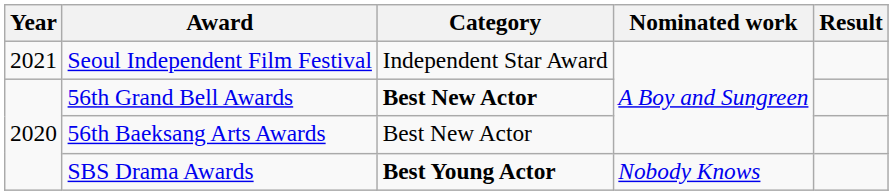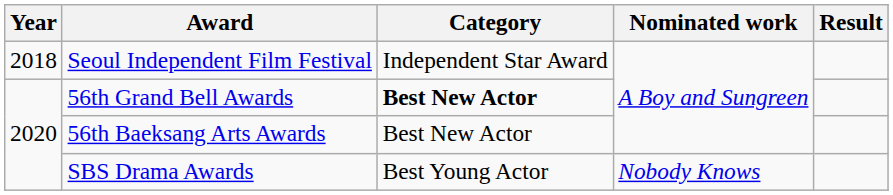(33, 60) 2021 -> (33, 60) 2018
(469, 171) bold -> (465, 171) normal
